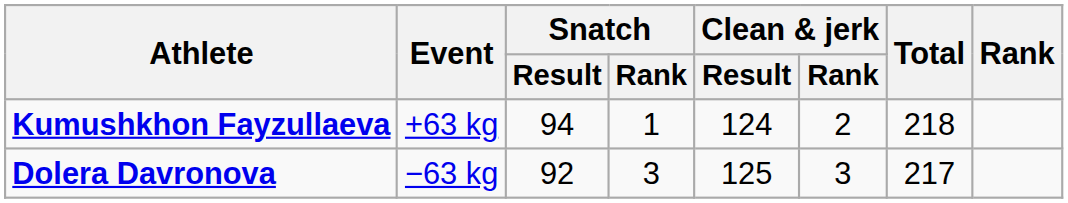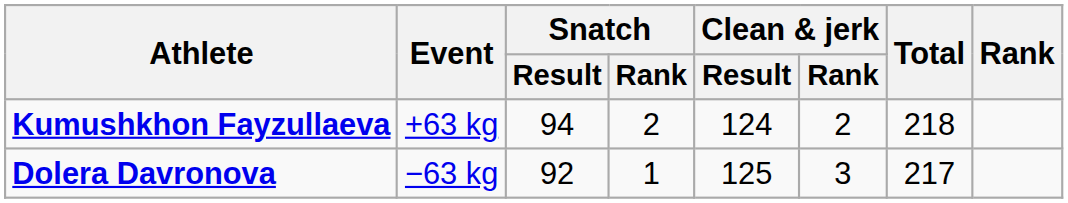(651, 124) 1 -> (651, 124) 2
(651, 173) 3 -> (651, 173) 1
